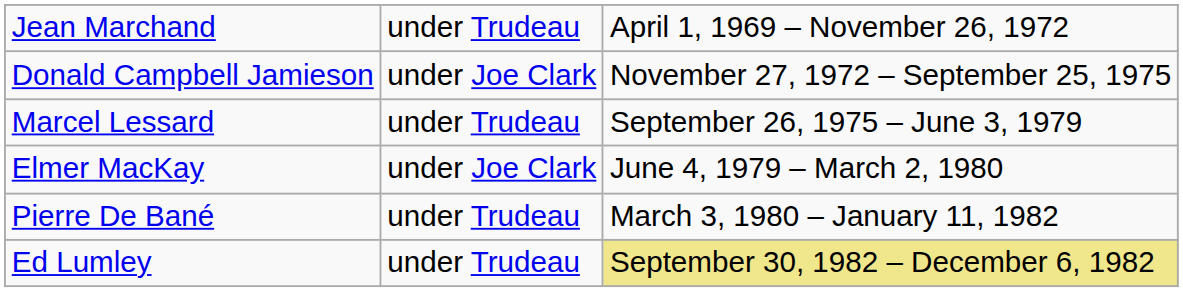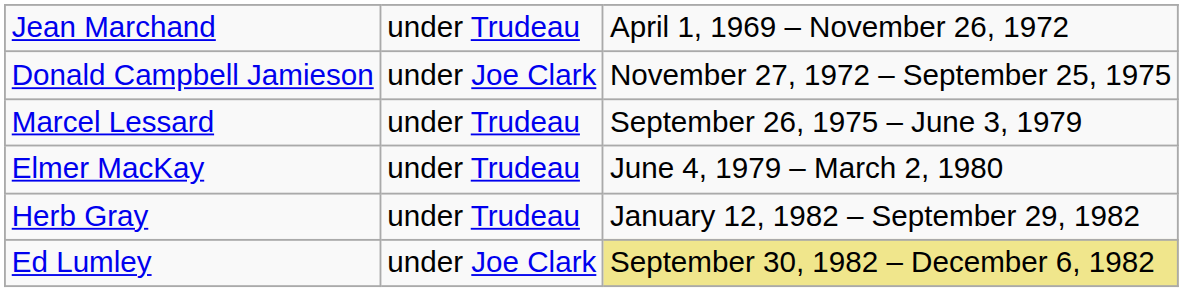(492, 168) under Joe Clark -> (484, 168) under Trudeau
- row: (113, 215)
+ row: (80, 215)
(484, 262) under Trudeau -> (492, 262) under Joe Clark
